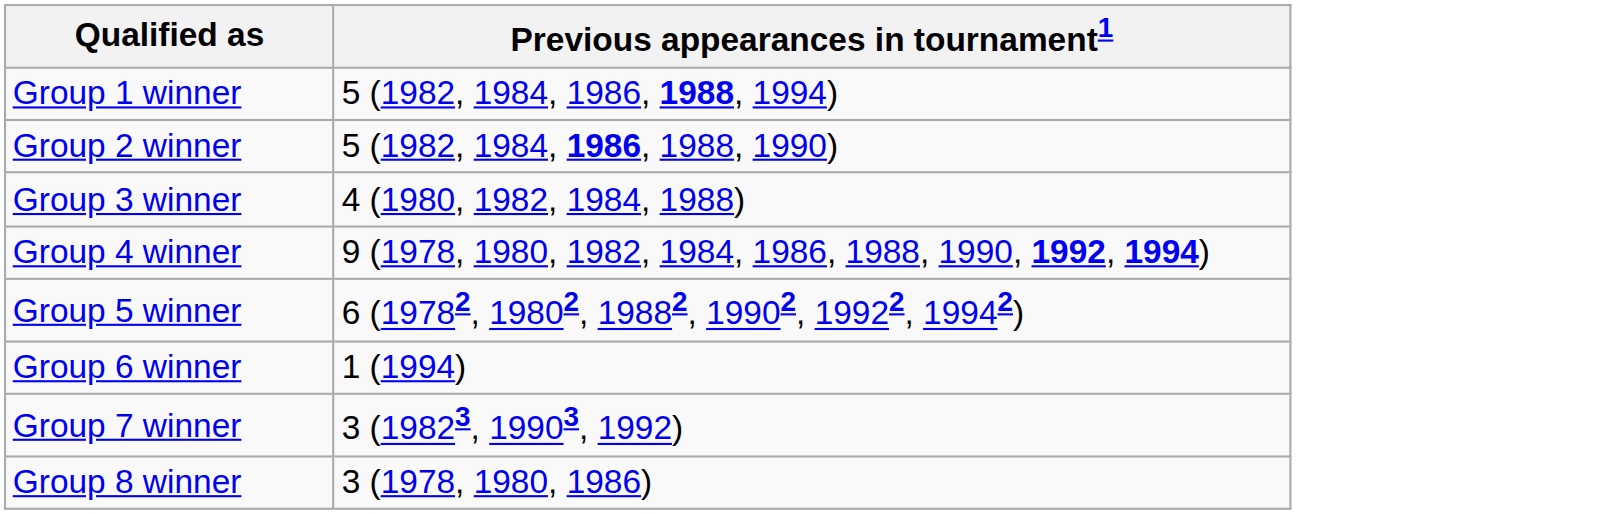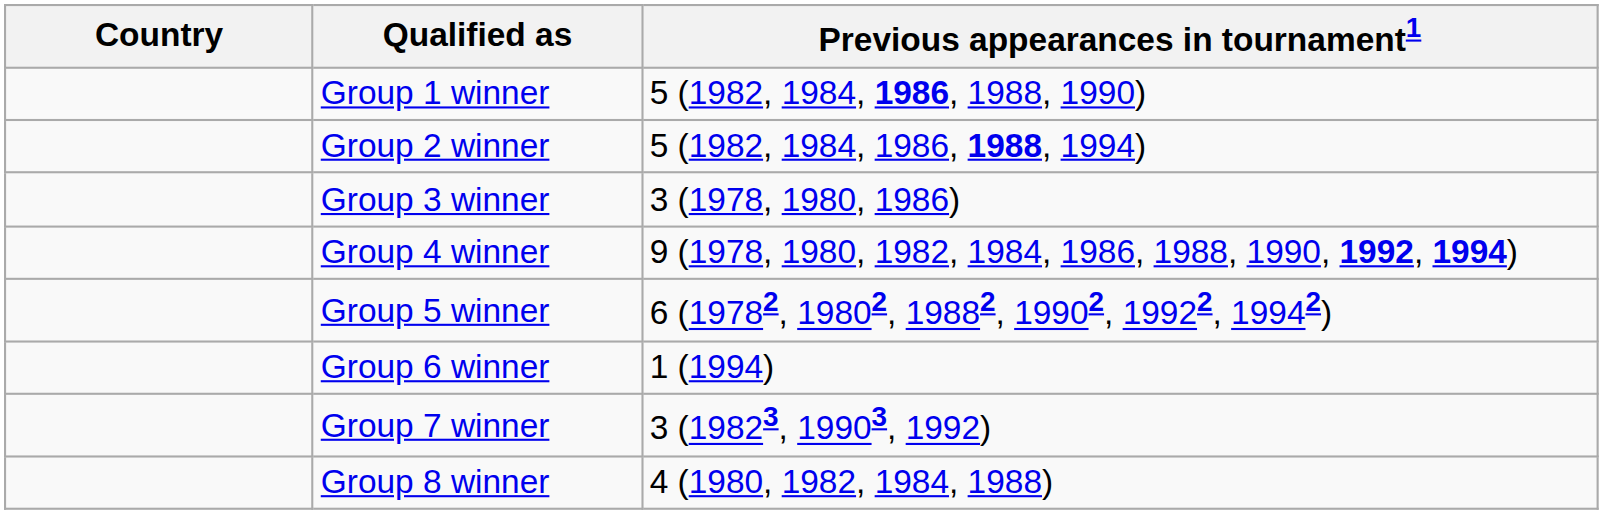+ column: (159, 35)
(590, 93) 5 (1982, 1984, 1986, 1988, 1994) -> (898, 93) 5 (1982, 1984, 1986, 1988, 1990)
(590, 146) 5 (1982, 1984, 1986, 1988, 1990) -> (898, 146) 5 (1982, 1984, 1986, 1988, 1994)
(543, 199) 4 (1980, 1982, 1984, 1988) -> (805, 199) 3 (1978, 1980, 1986)
(497, 482) 3 (1978, 1980, 1986) -> (851, 482) 4 (1980, 1982, 1984, 1988)
